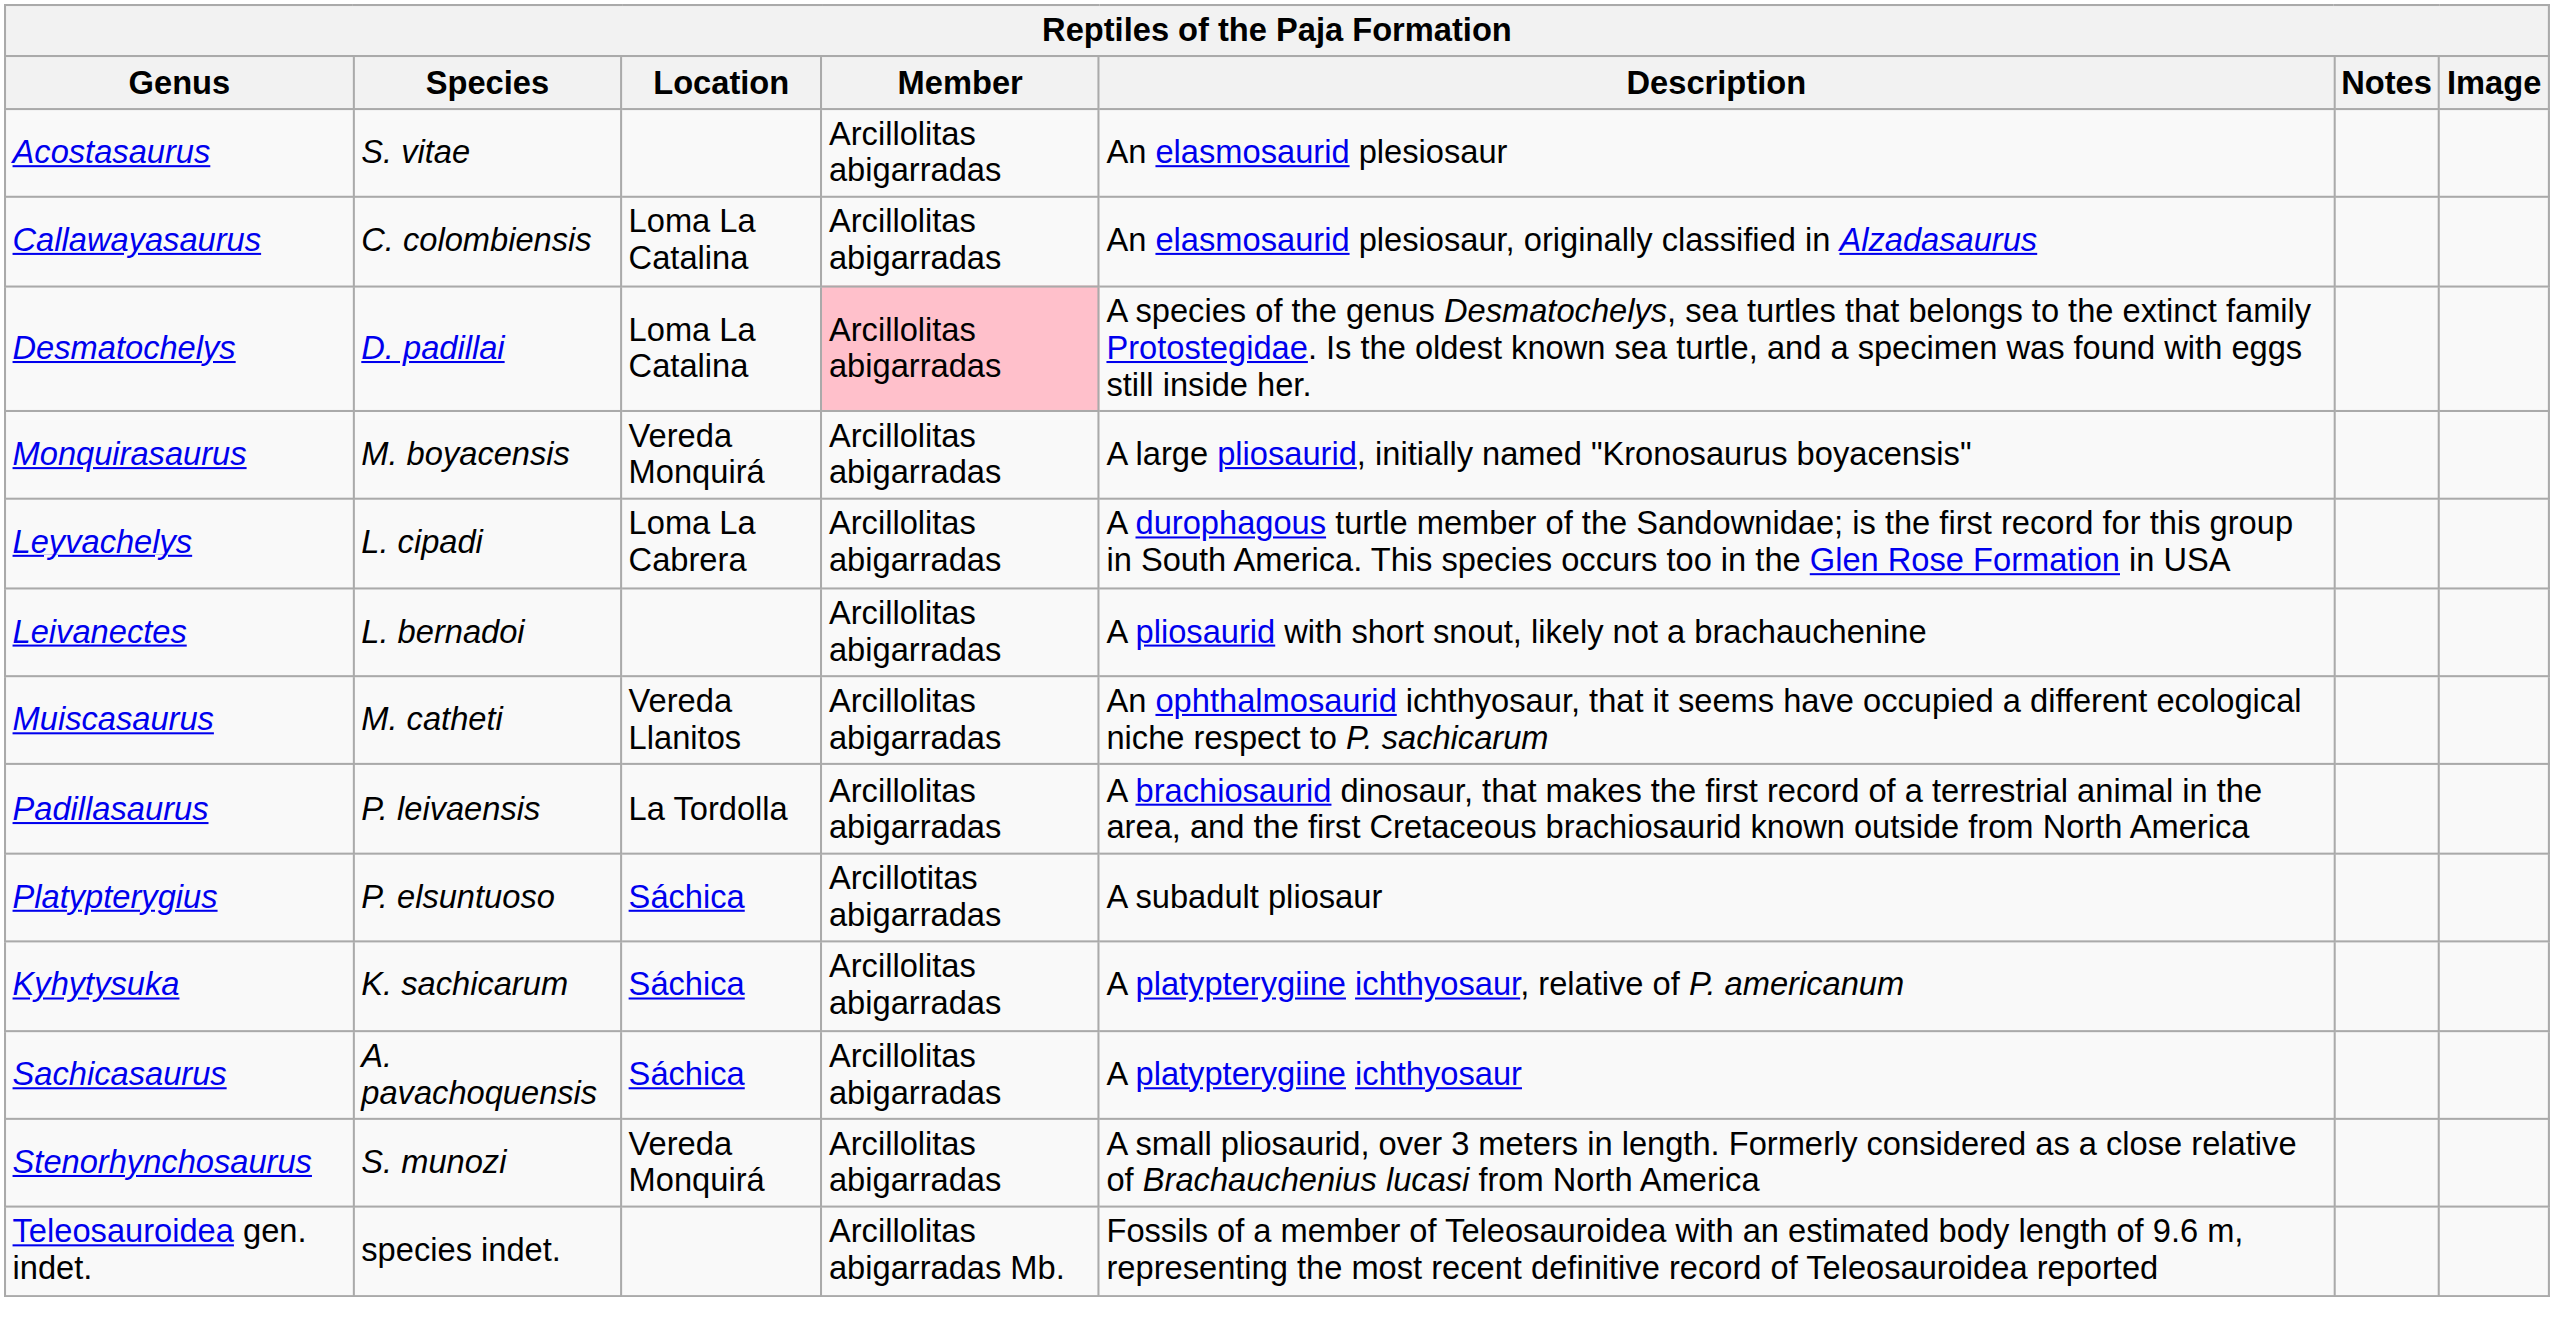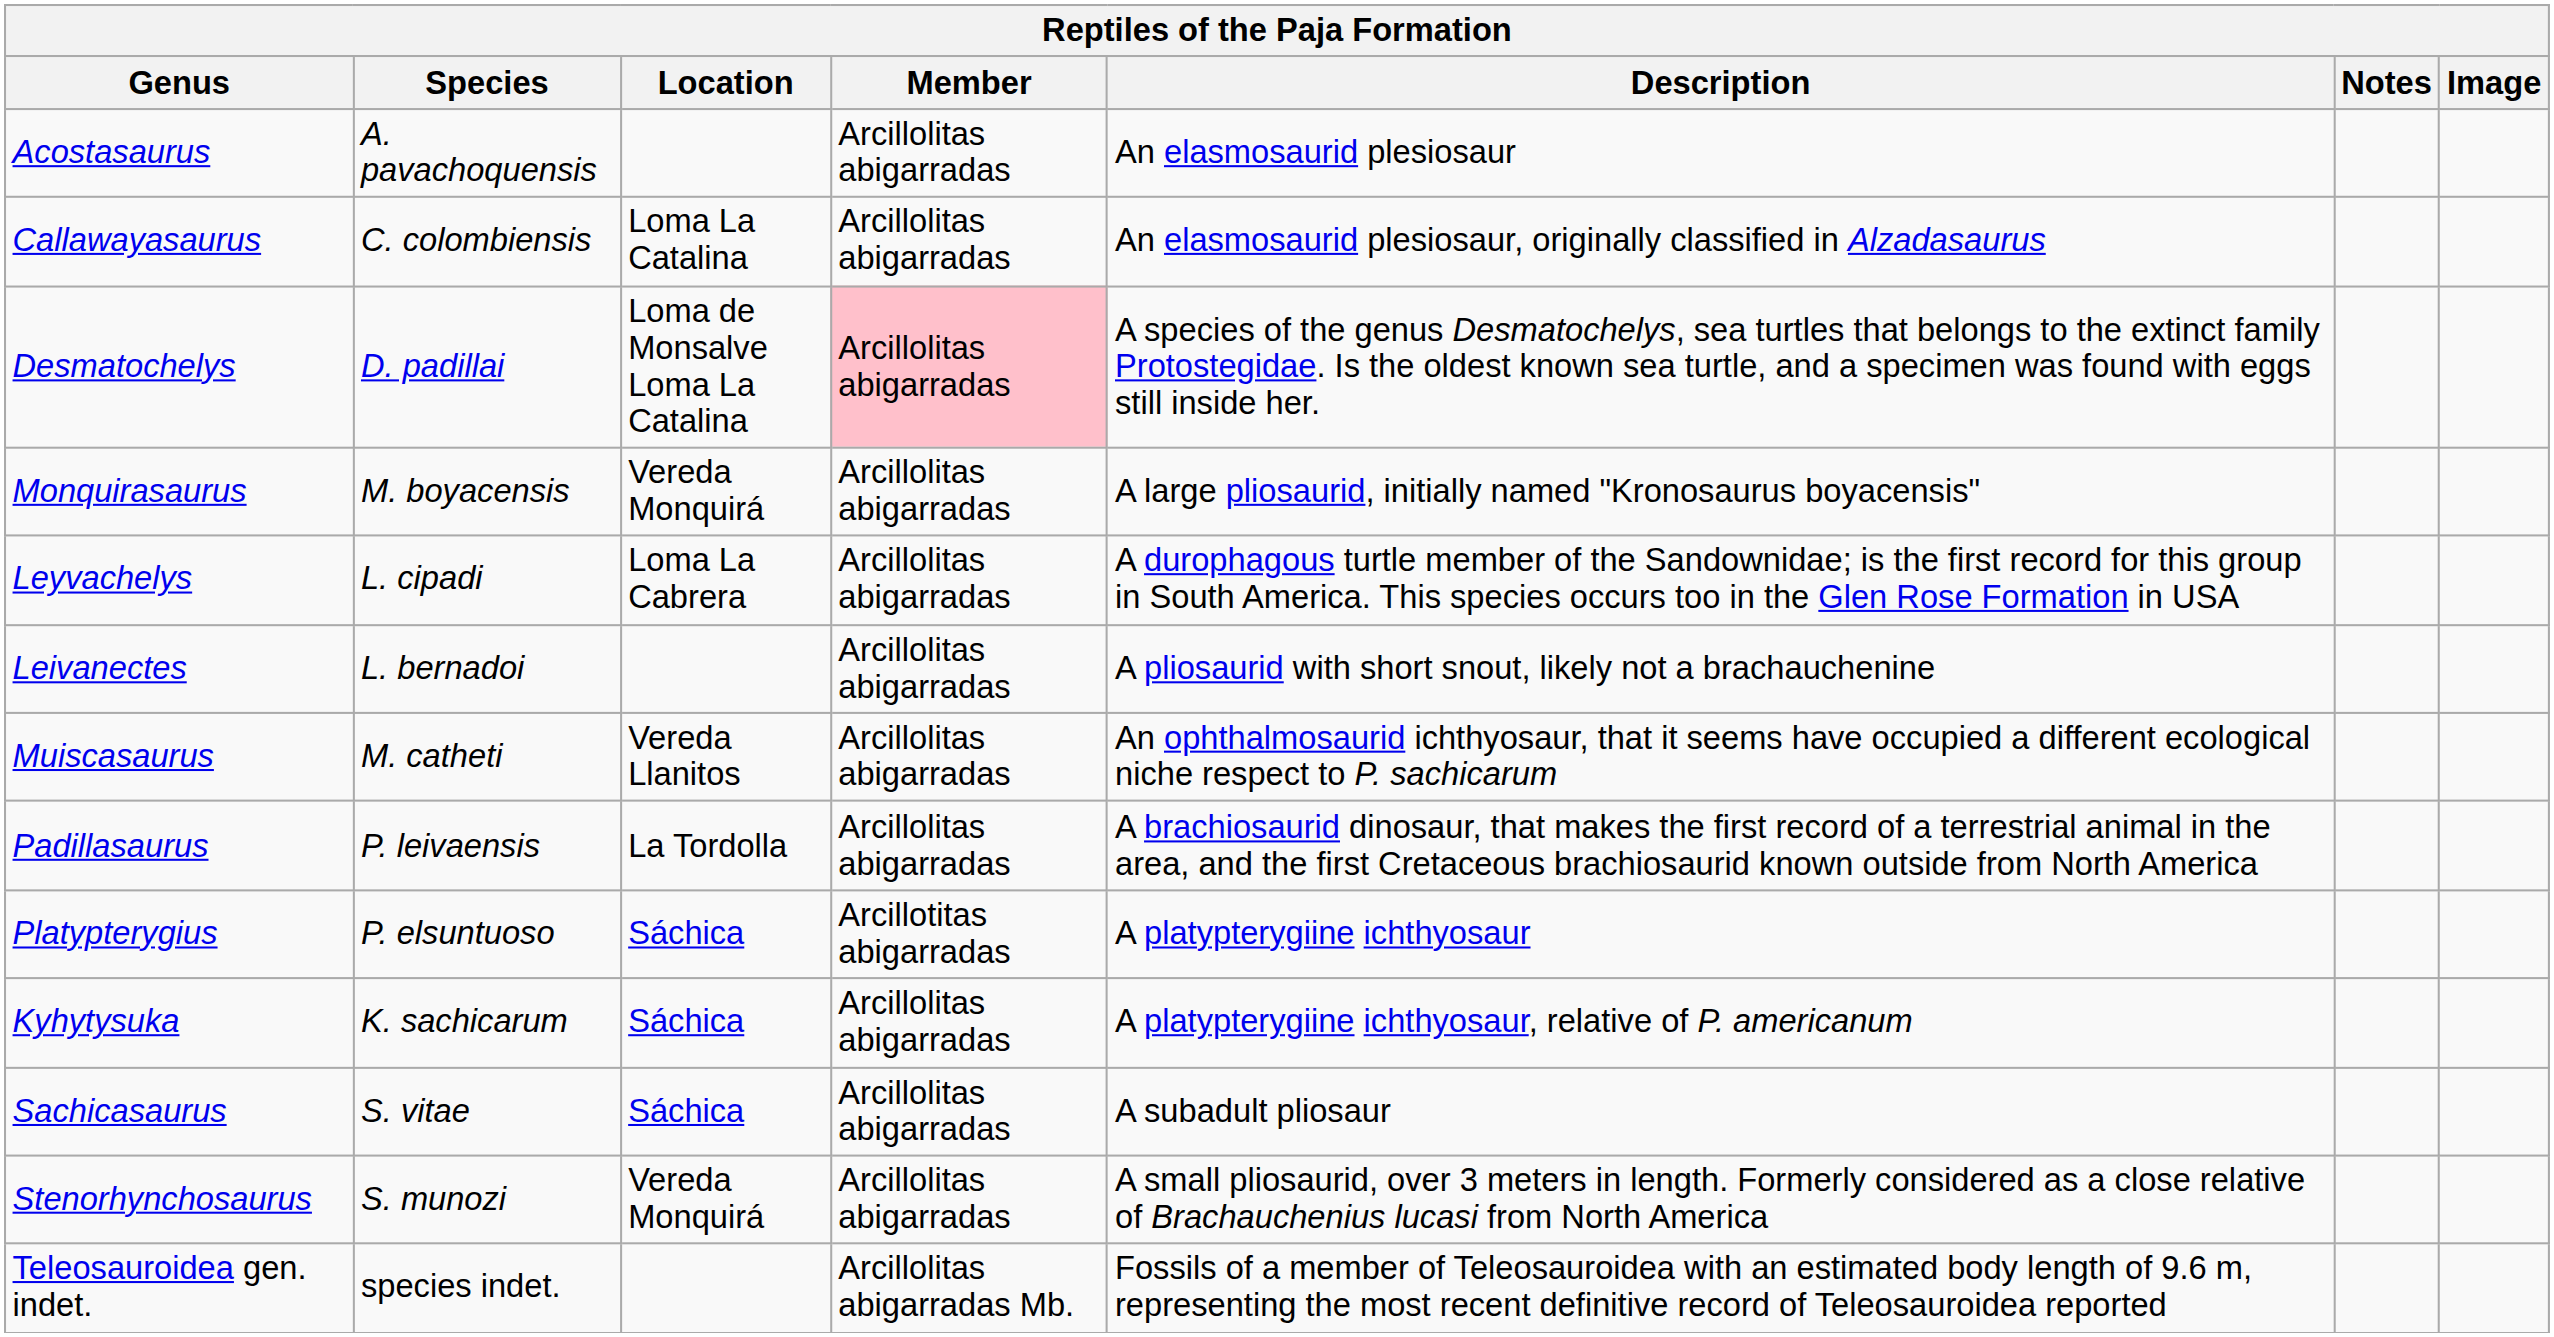(416, 152) S. vitae -> (479, 152) A. pavachoquensis
(692, 347) Loma La Catalina -> (698, 365) Loma de Monsalve Loma La Catalina
(1244, 896) A subadult pliosaur -> (1323, 933) A platypterygiine ichthyosaur
(479, 1073) A. pavachoquensis -> (415, 1110) S. vitae
(1314, 1073) A platypterygiine ichthyosaur -> (1253, 1110) A subadult pliosaur
